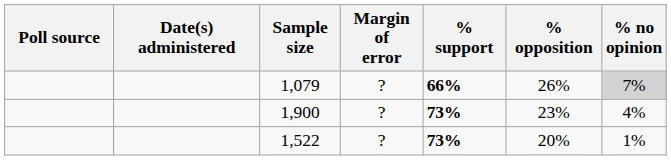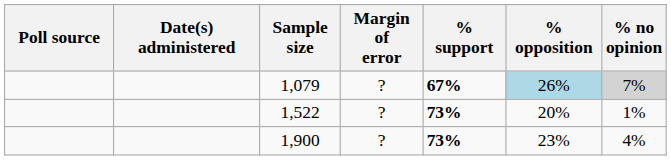(444, 85) 66% -> (444, 85) 67%
(554, 85) no background -> (554, 85) lightblue background
rows swapped: (300, 140) <-> (300, 112)
